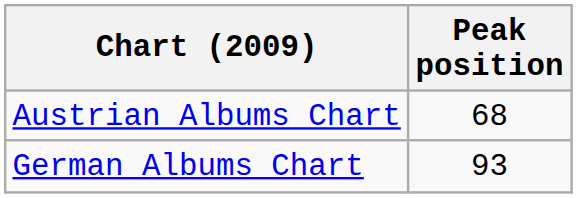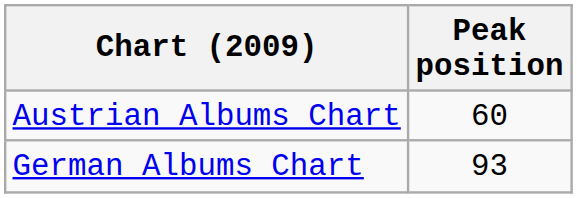(489, 116) 68 -> (489, 116) 60
